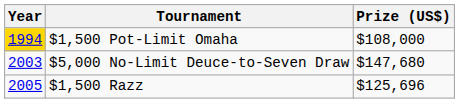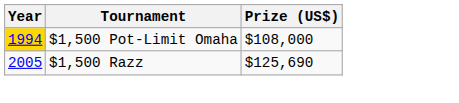- row: (199, 63)
(391, 86) $125,696 -> (279, 63) $125,690
